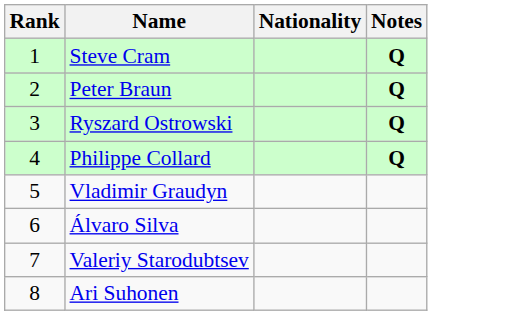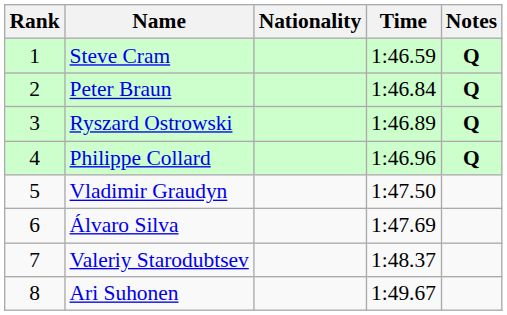+ column: (403, 21)
